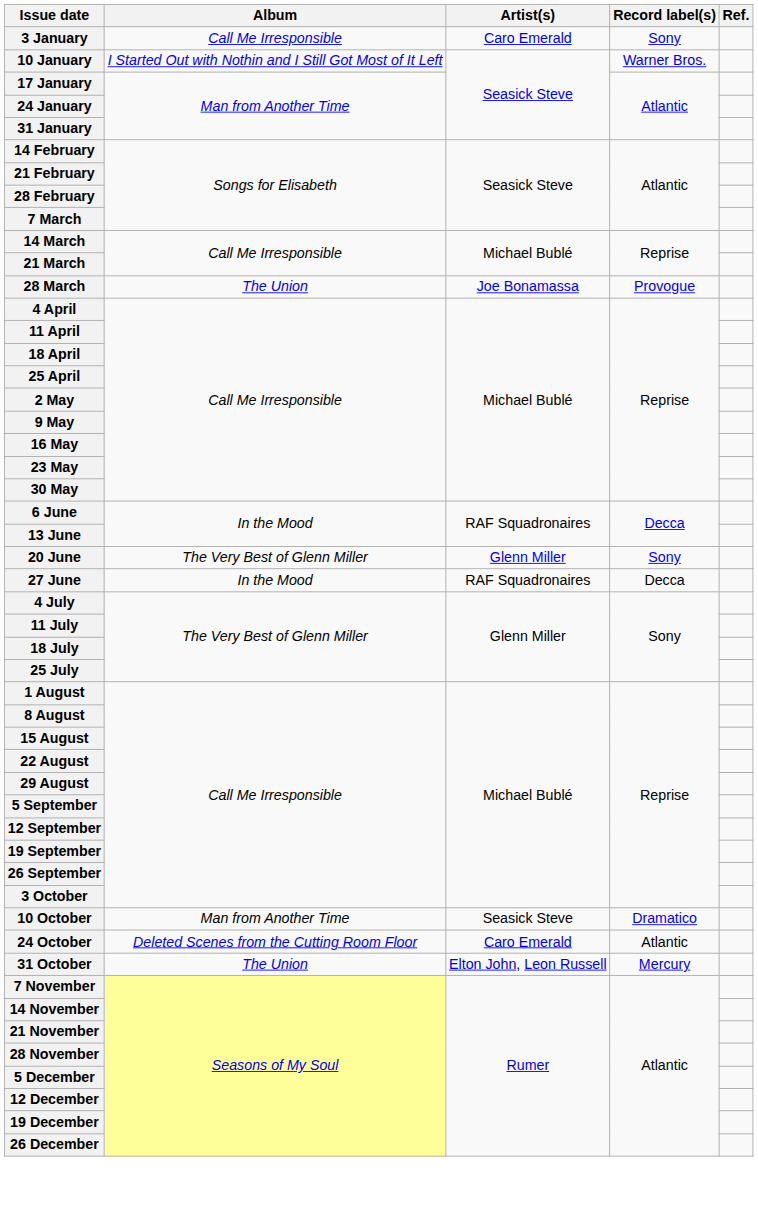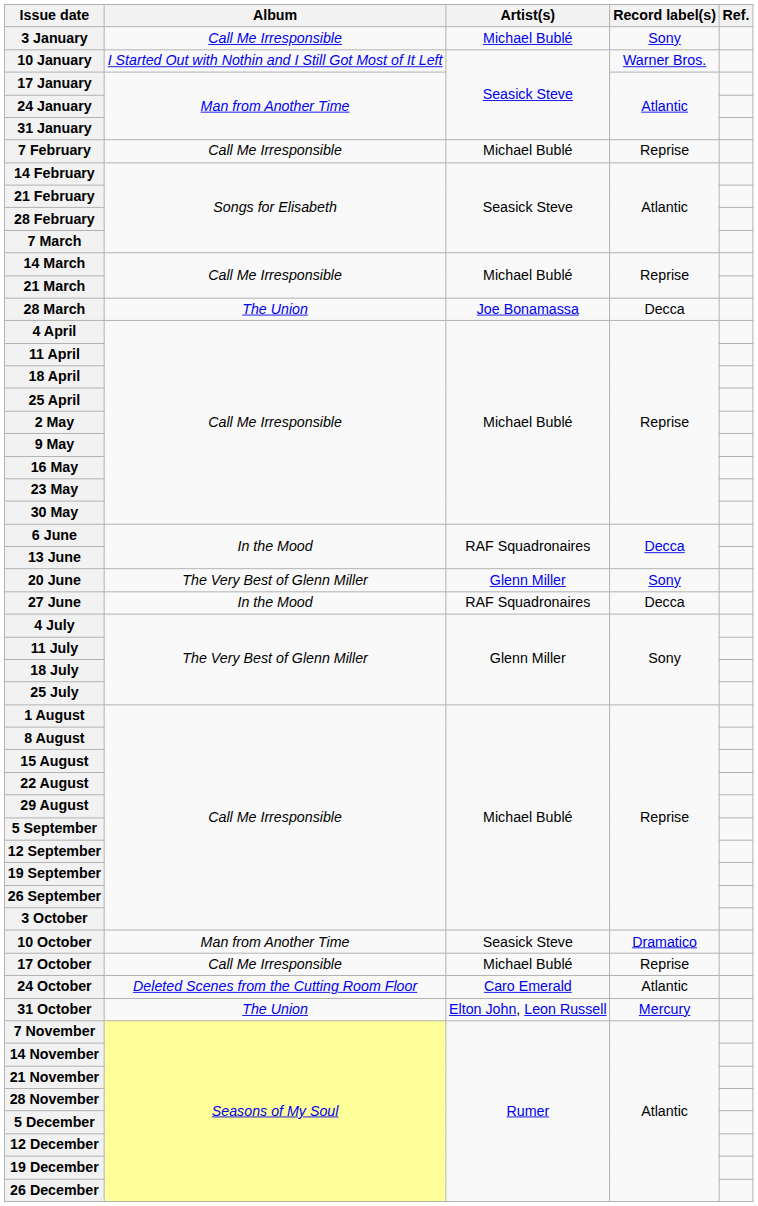(528, 38) Caro Emerald -> (528, 38) Michael Bublé
+ row: (54, 151)
(665, 286) Provogue -> (665, 309) Decca
+ row: (54, 964)
